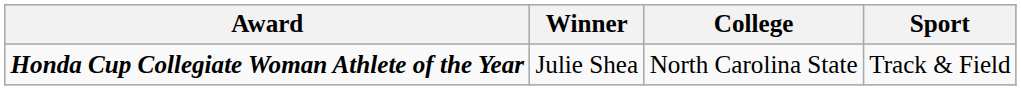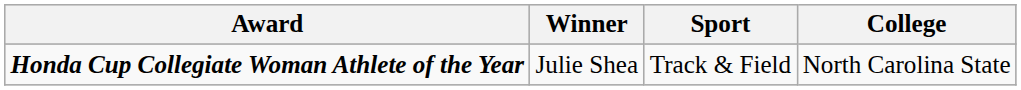columns swapped: (940, 24) <-> (754, 24)
